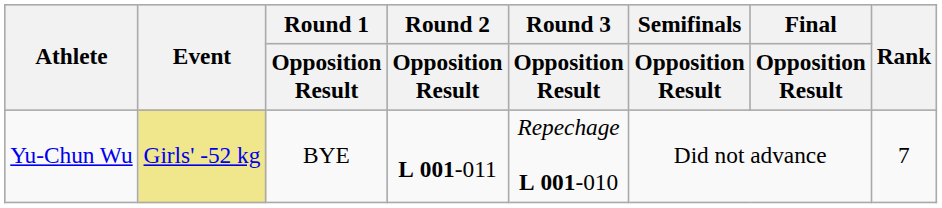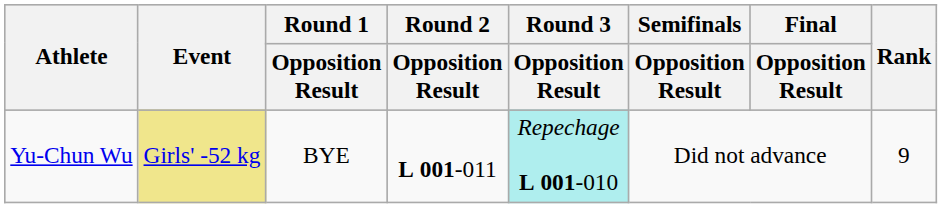(569, 156) no background -> (569, 156) paleturquoise background
(904, 156) 7 -> (904, 156) 9
